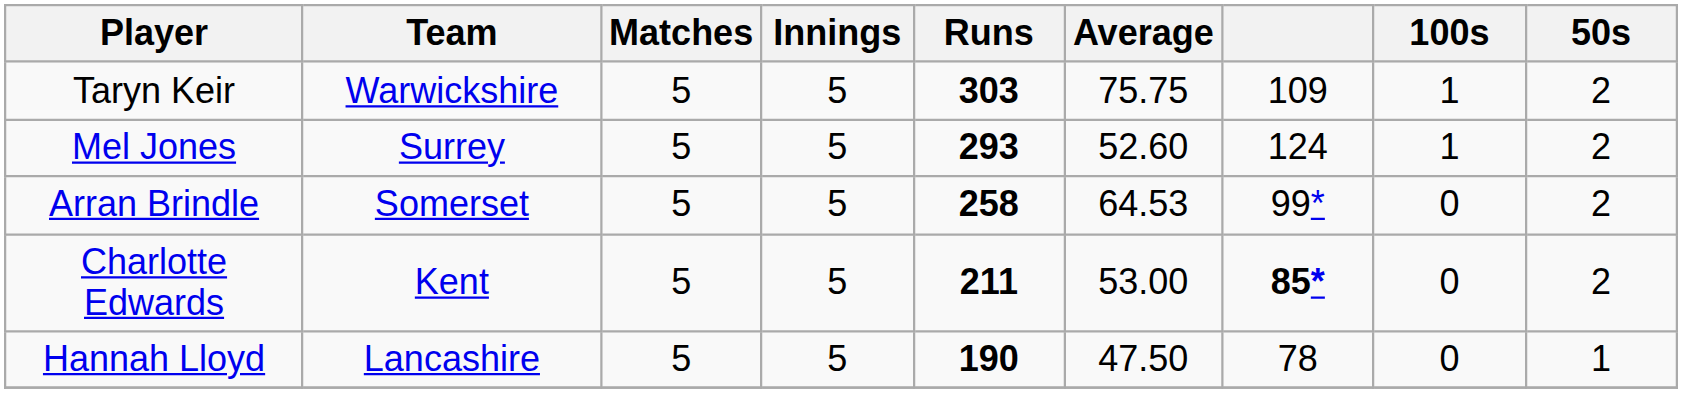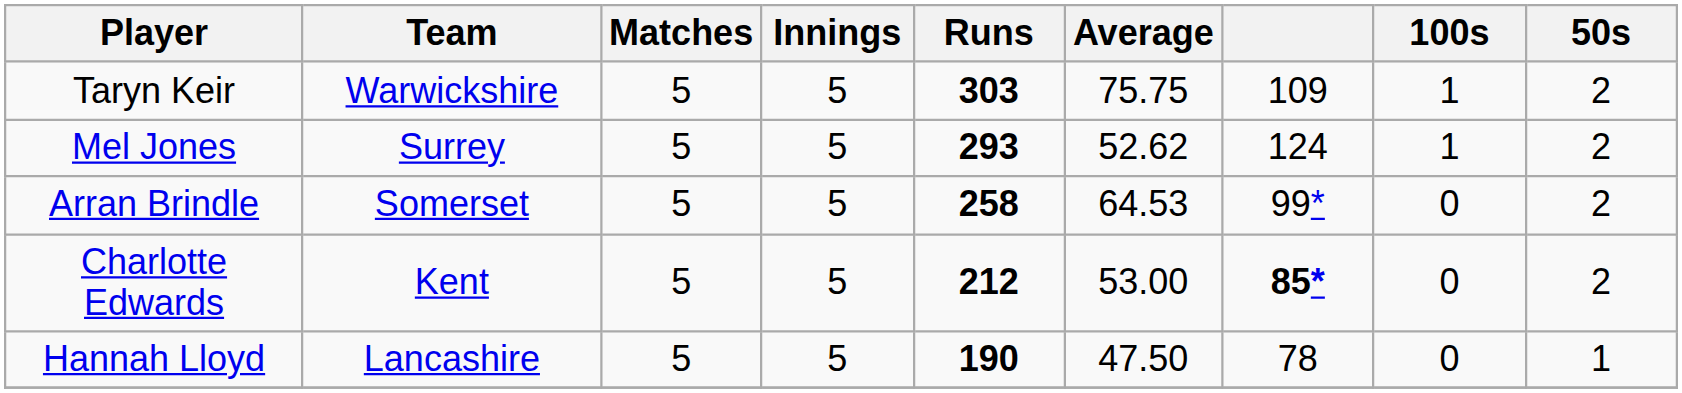(1143, 147) 52.60 -> (1143, 147) 52.62
(989, 281) 211 -> (989, 281) 212
